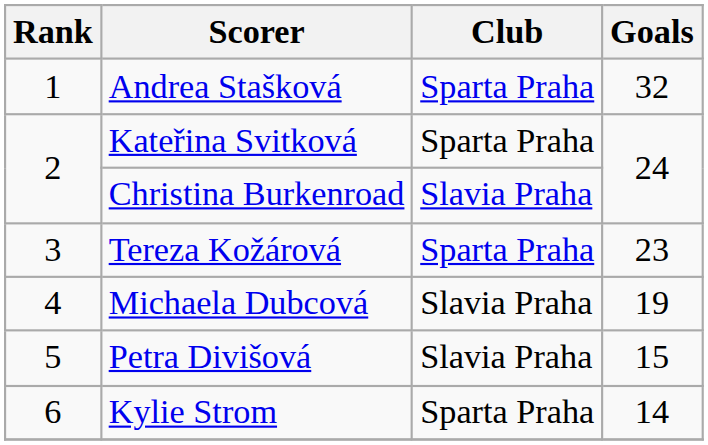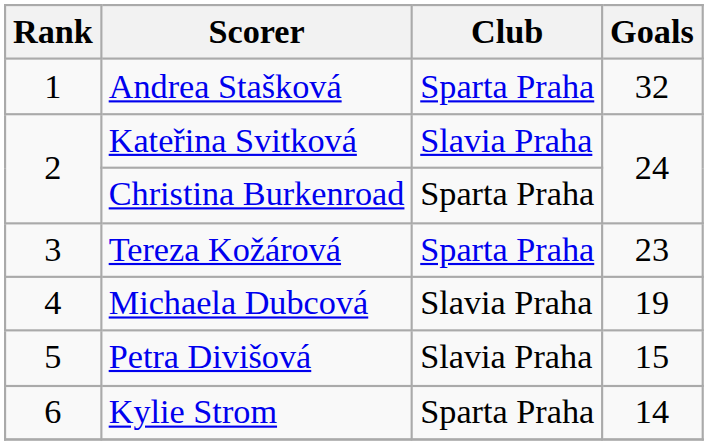(507, 140) Sparta Praha -> (506, 140) Slavia Praha
(506, 194) Slavia Praha -> (507, 194) Sparta Praha
